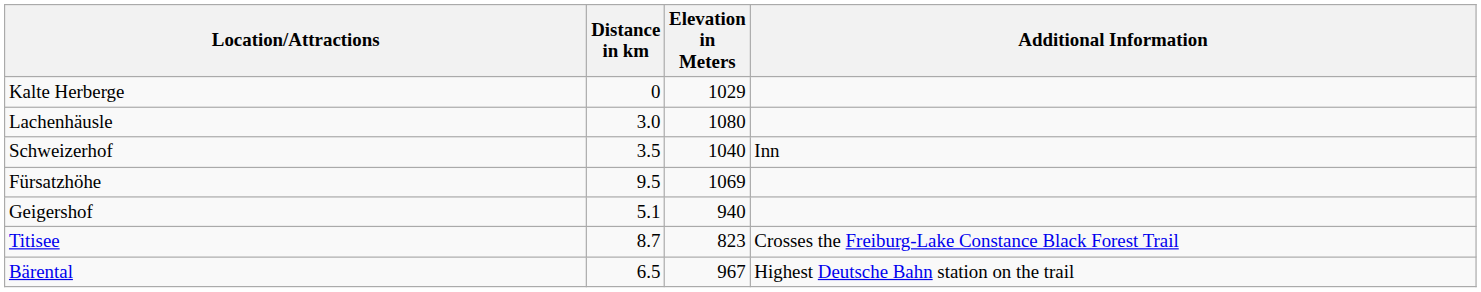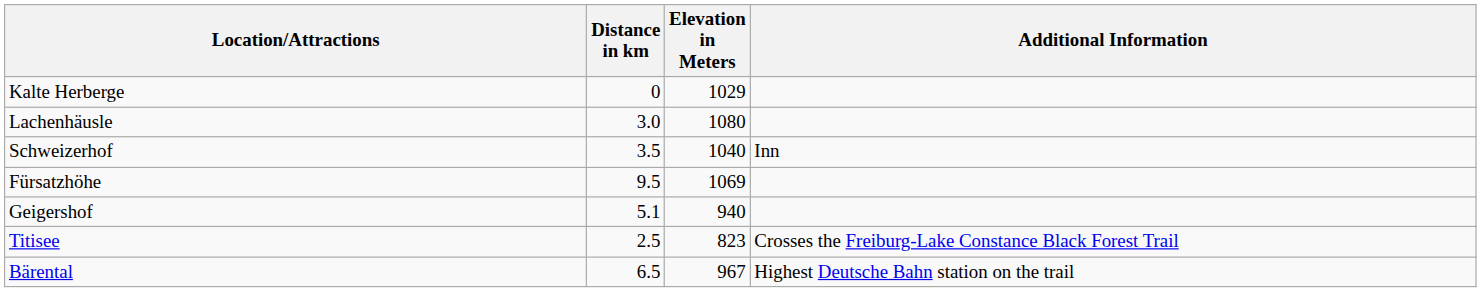(649, 241) 8.7 -> (649, 241) 2.5
